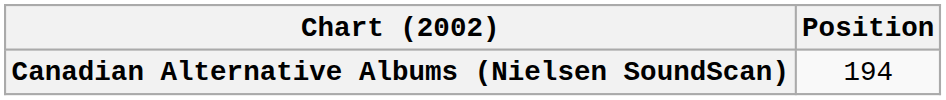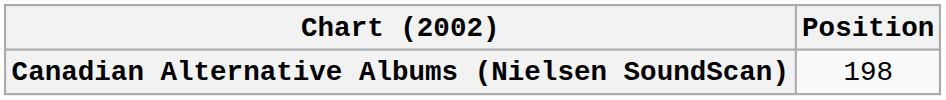(868, 72) 194 -> (868, 72) 198
